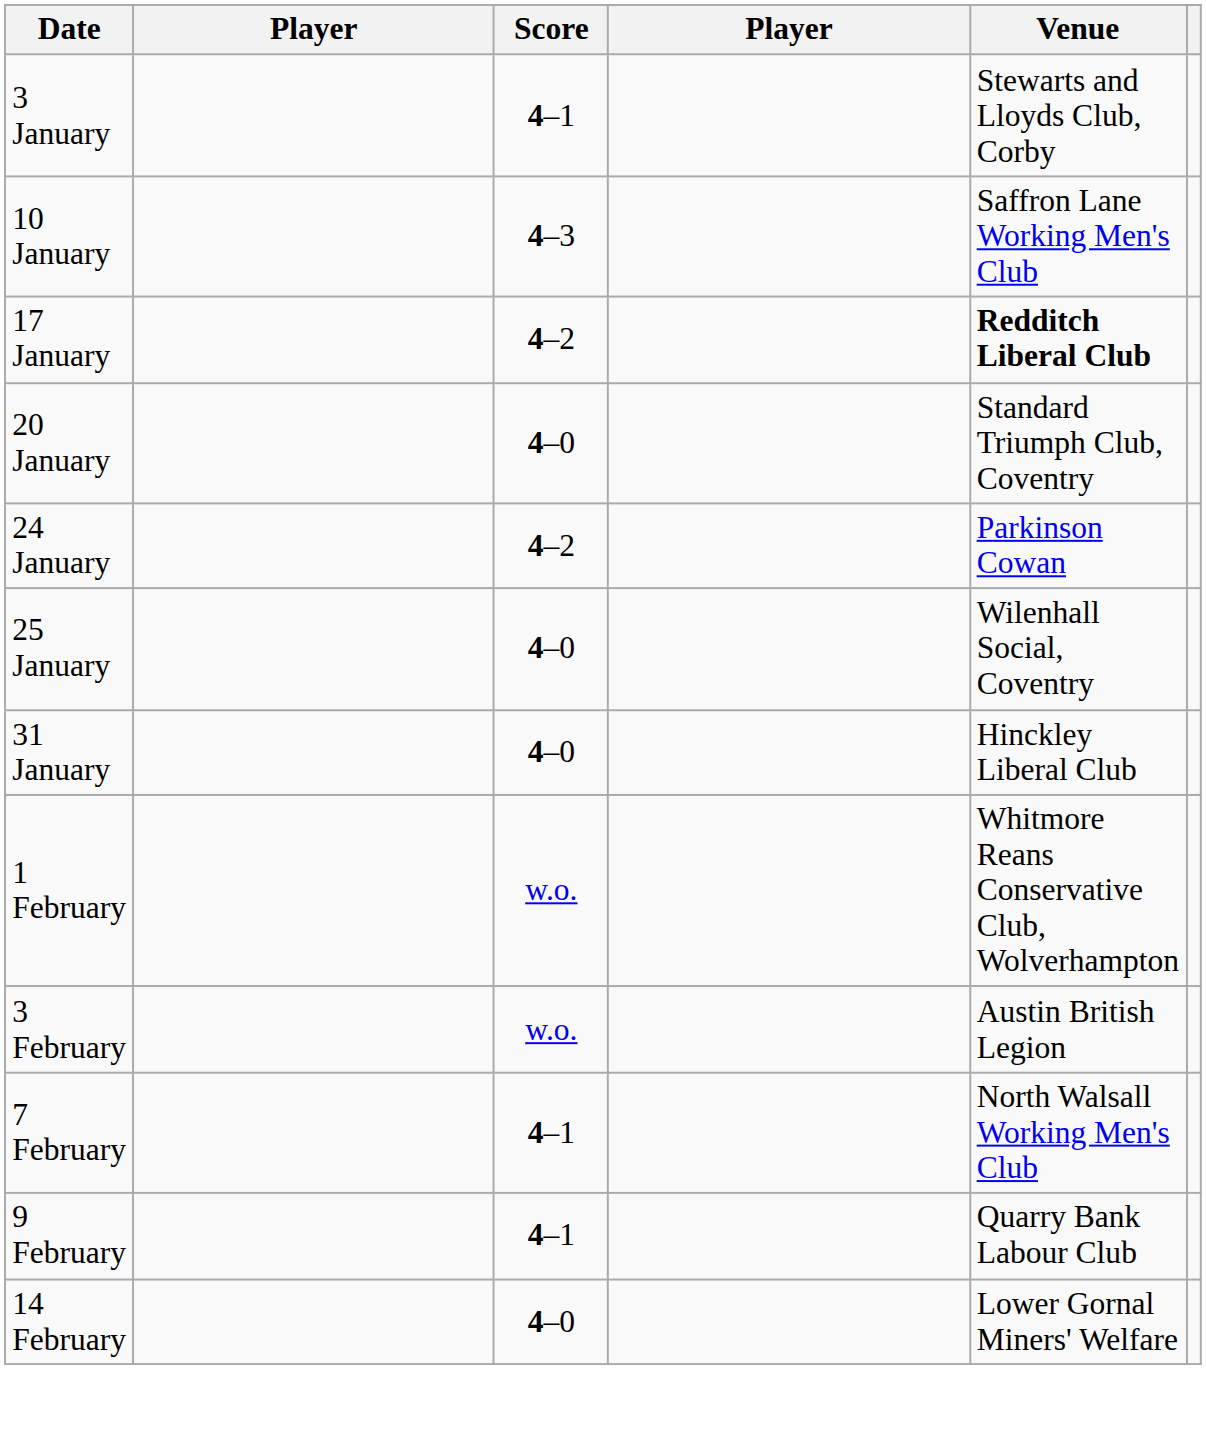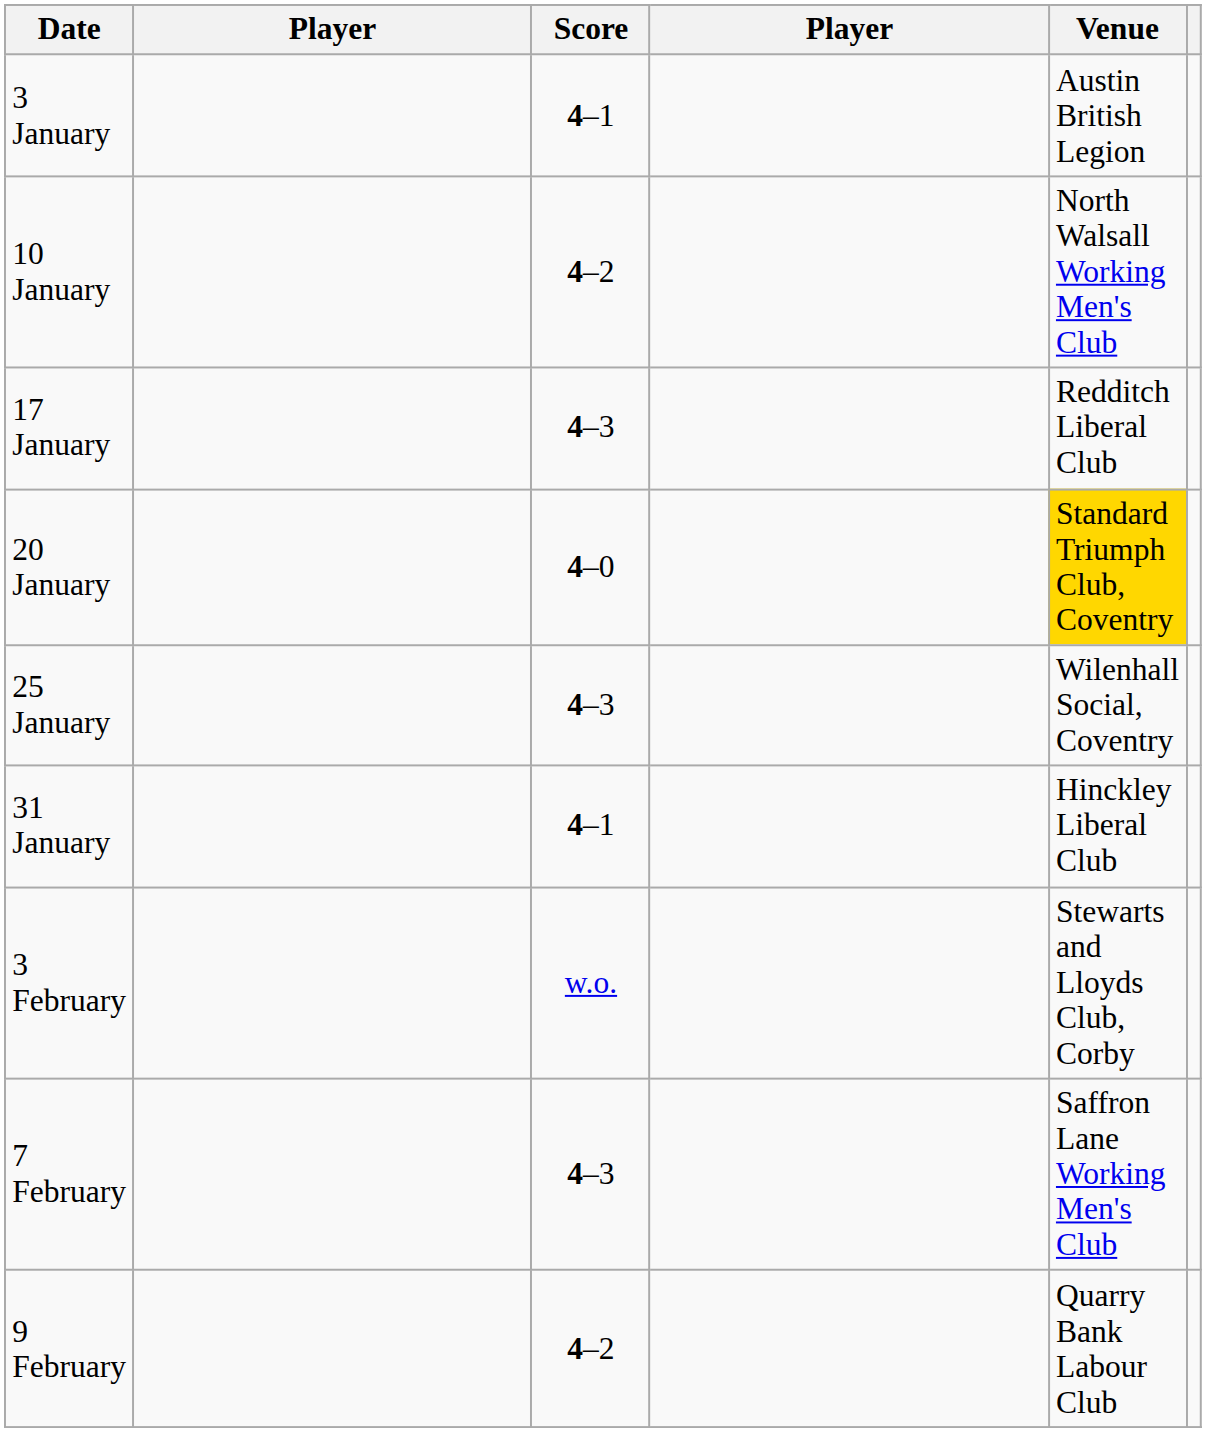(1059, 114) Stewarts and Lloyds Club, Corby -> (1101, 114) Austin British Legion
(551, 235) 4–3 -> (591, 271) 4–2
(1073, 235) Saffron Lane Working Men's Club -> (1111, 271) North Walsall Working Men's Club
(551, 339) 4–2 -> (591, 427) 4–3
(1064, 339) bold -> (1113, 427) normal
(1070, 442) no background -> (1115, 566) gold background
- row: (61, 545)
(551, 648) 4–0 -> (591, 704) 4–3
(551, 751) 4–0 -> (591, 825) 4–1
- row: (69, 890)
(1066, 1029) Austin British Legion -> (1110, 982) Stewarts and Lloyds Club, Corby
(551, 1132) 4–1 -> (591, 1174) 4–3
(1073, 1132) North Walsall Working Men's Club -> (1111, 1174) Saffron Lane Working Men's Club
(551, 1235) 4–1 -> (591, 1348) 4–2
- row: (69, 1320)
